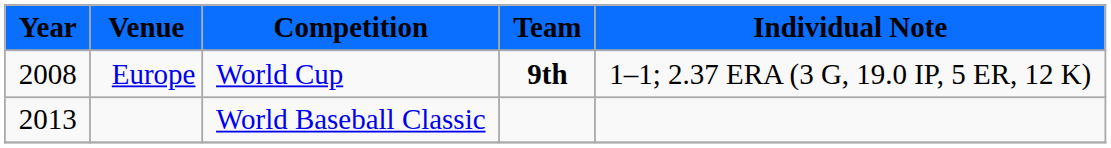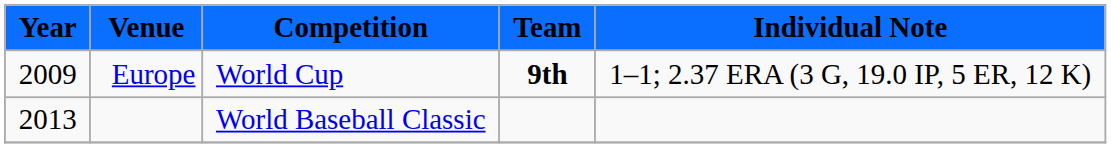(48, 73) 2008 -> (48, 73) 2009
